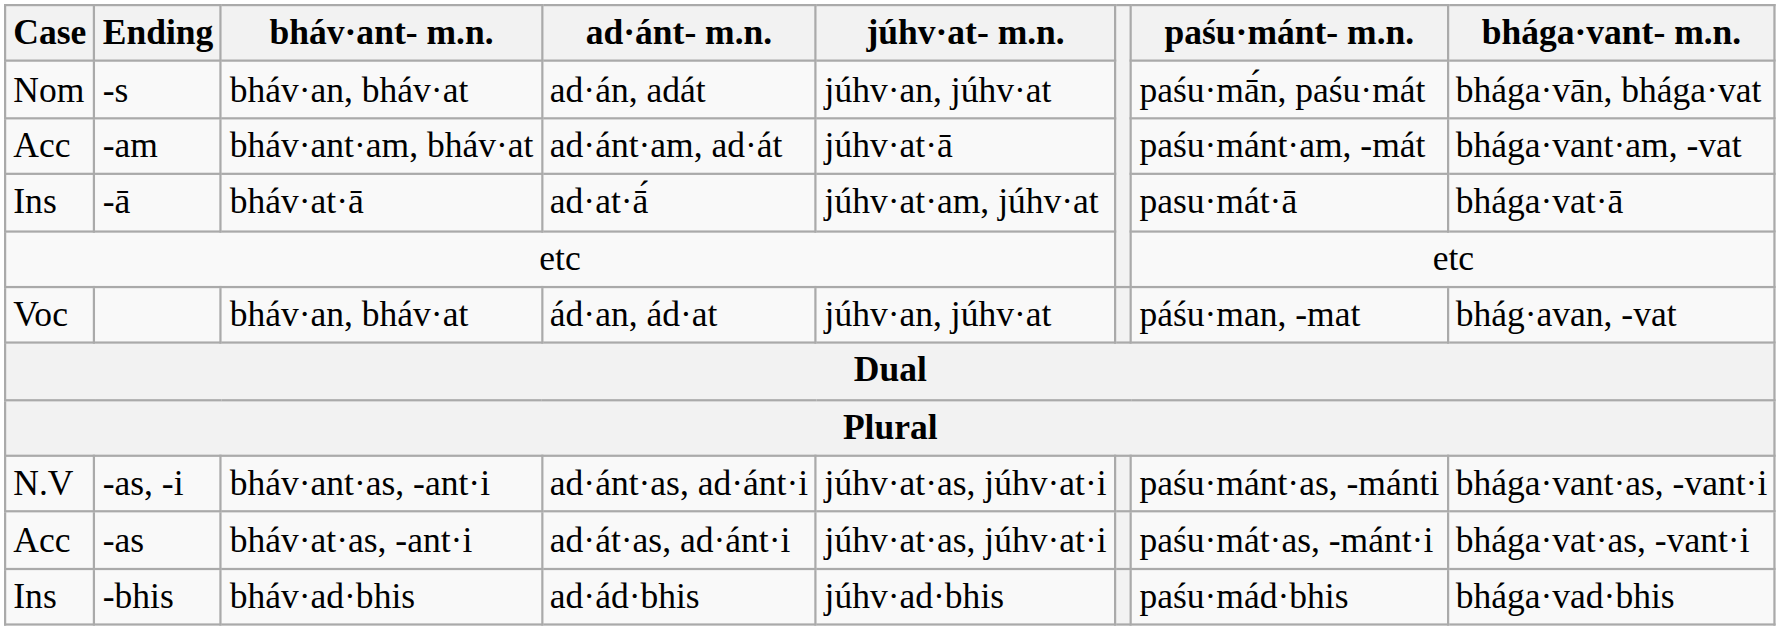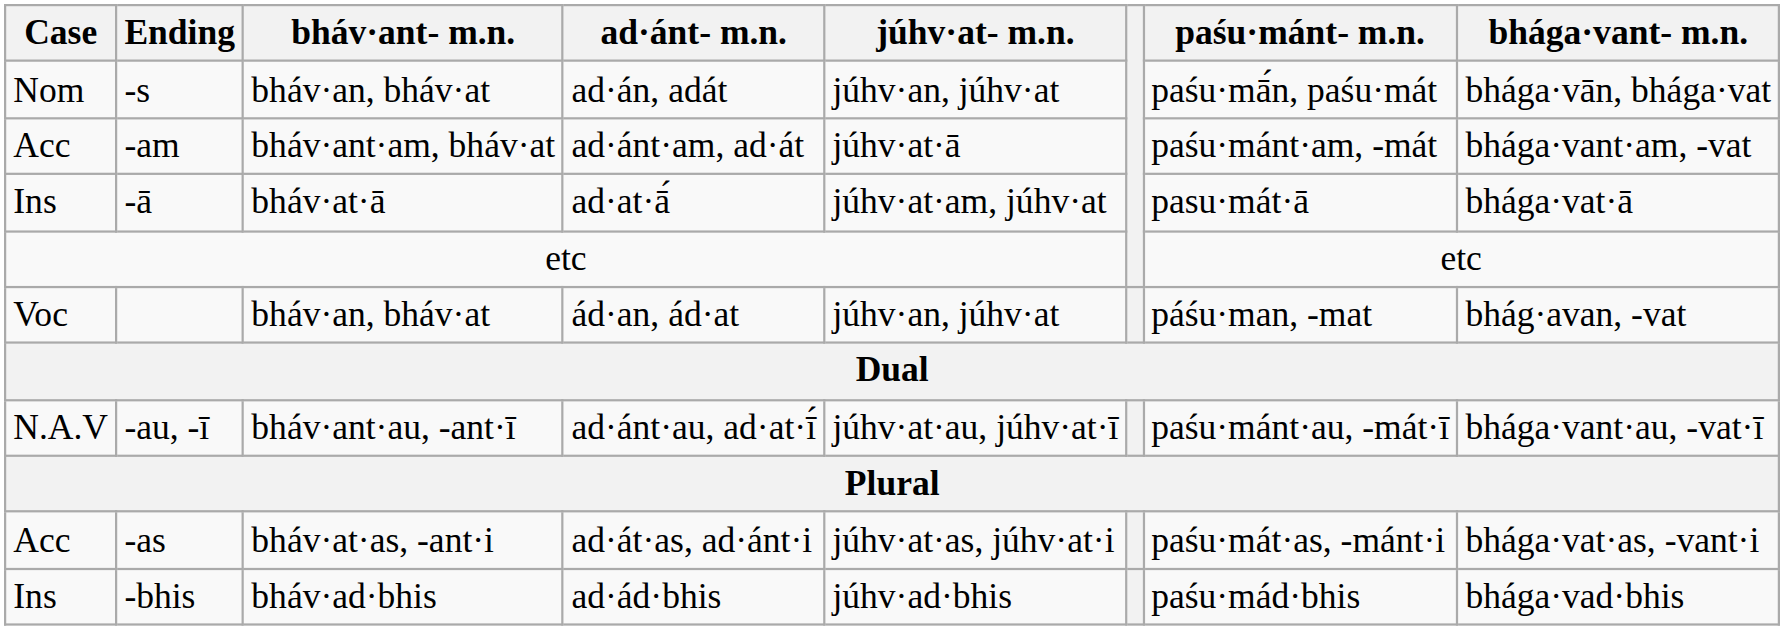+ row: (167, 426)
- row: (143, 483)
